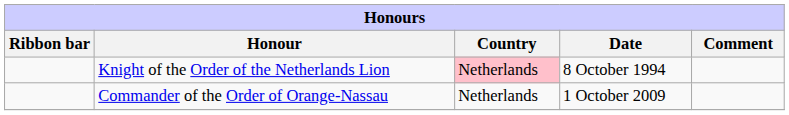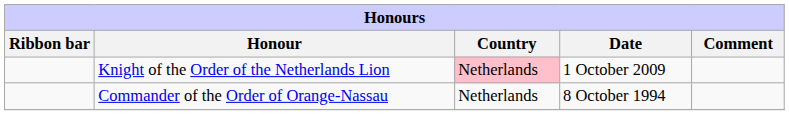(614, 69) 8 October 1994 -> (614, 69) 1 October 2009
(614, 95) 1 October 2009 -> (614, 95) 8 October 1994
